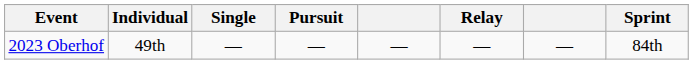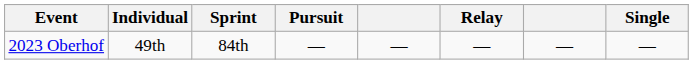columns swapped: (647, 18) <-> (233, 18)
